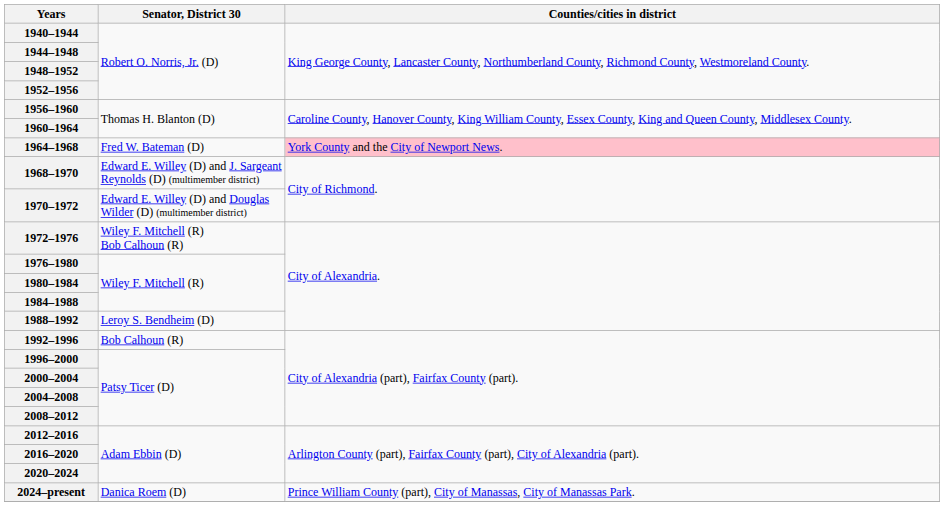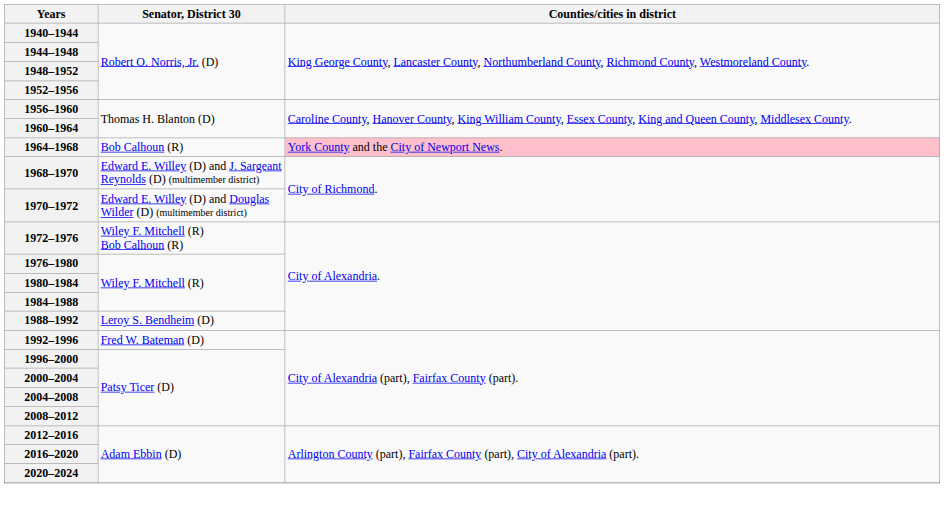(152, 147) Fred W. Bateman (D) -> (142, 147) Bob Calhoun (R)
(142, 339) Bob Calhoun (R) -> (152, 339) Fred W. Bateman (D)
- row: (51, 492)
